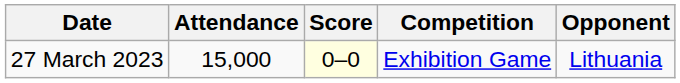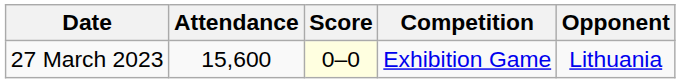(236, 58) 15,000 -> (236, 58) 15,600
